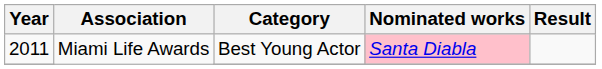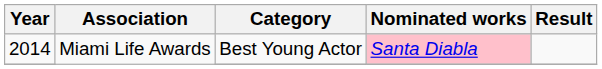(29, 49) 2011 -> (30, 49) 2014
